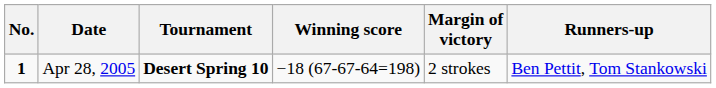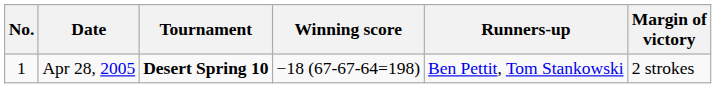columns swapped: (466, 29) <-> (609, 29)
(21, 68) bold -> (21, 68) normal
